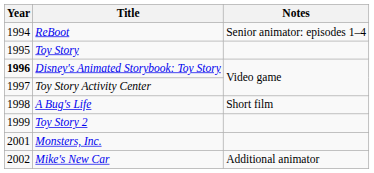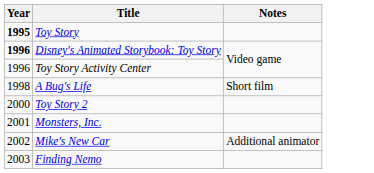- row: (52, 31)
(19, 50) normal -> (19, 31) bold
(19, 86) 1997 -> (19, 68) 1996
(19, 123) 1999 -> (19, 104) 2000
+ row: (68, 159)
